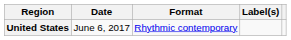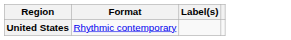- column: (102, 12)
